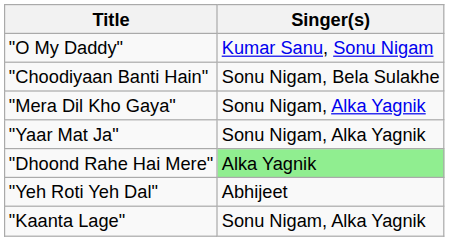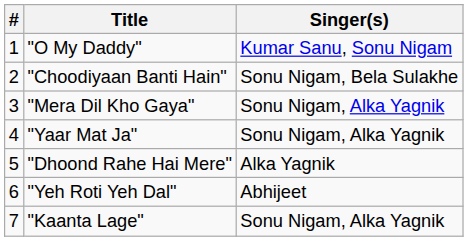+ column: (14, 19)
(269, 164) lightgreen background -> (288, 164) no background
